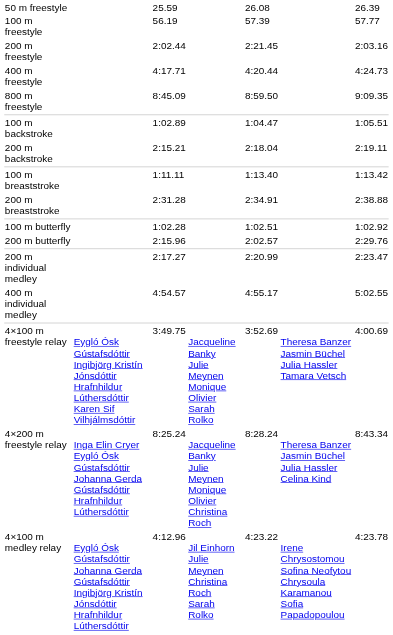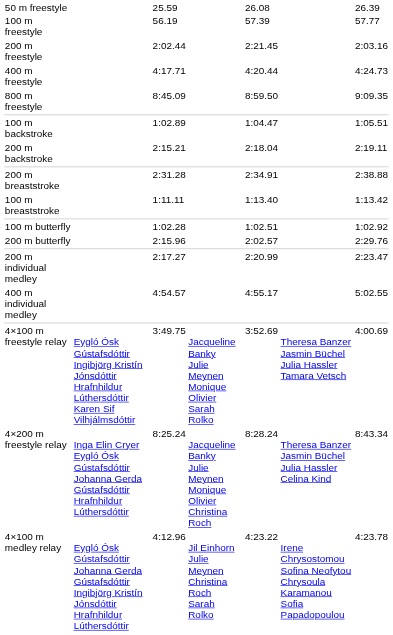rows swapped: (32, 180) <-> (32, 205)
